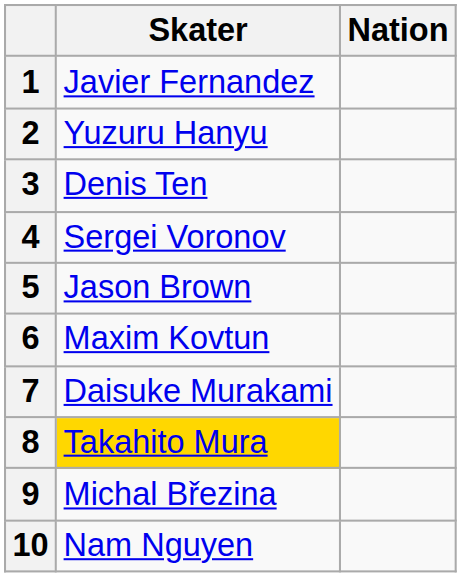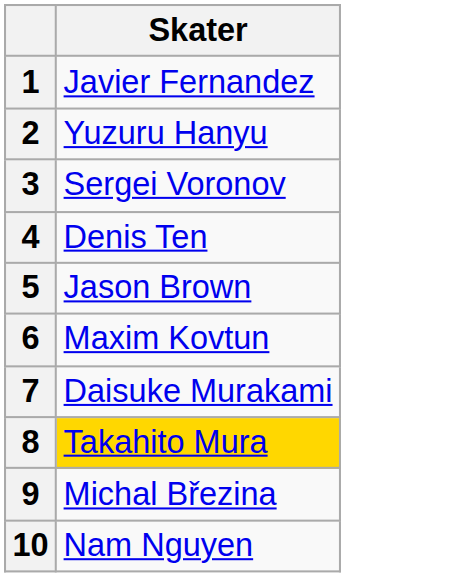- column: (398, 30)
(136, 184) Denis Ten -> (175, 184) Sergei Voronov
(175, 236) Sergei Voronov -> (136, 236) Denis Ten
